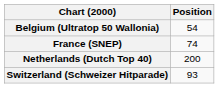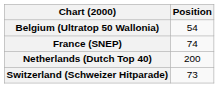(192, 75) 93 -> (192, 75) 73
